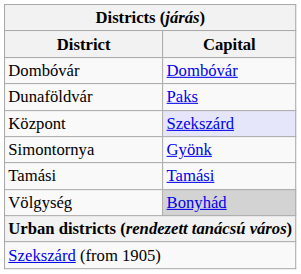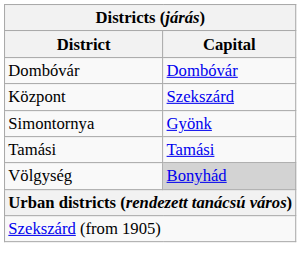- row: (50, 96)
(200, 123) lavender background -> (200, 96) no background
